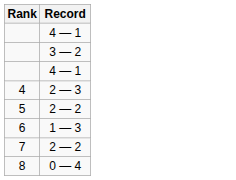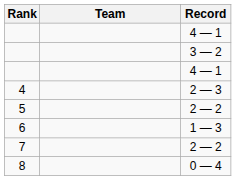+ column: (110, 14)
